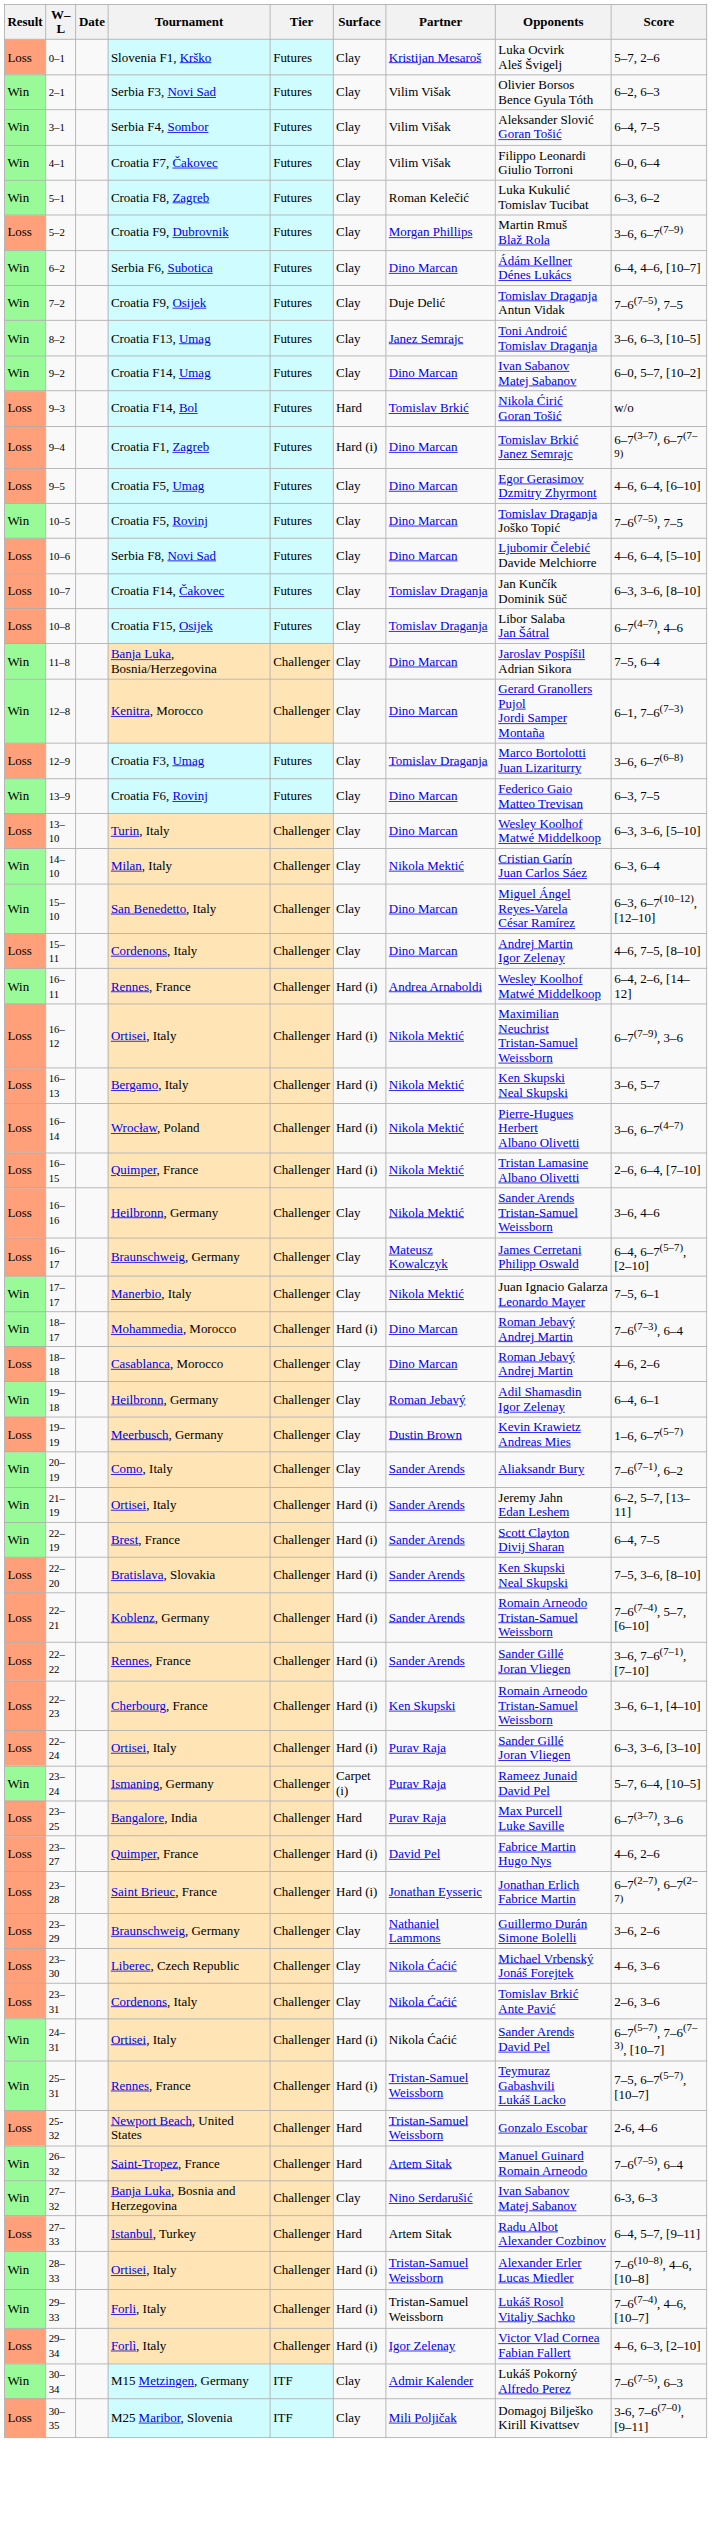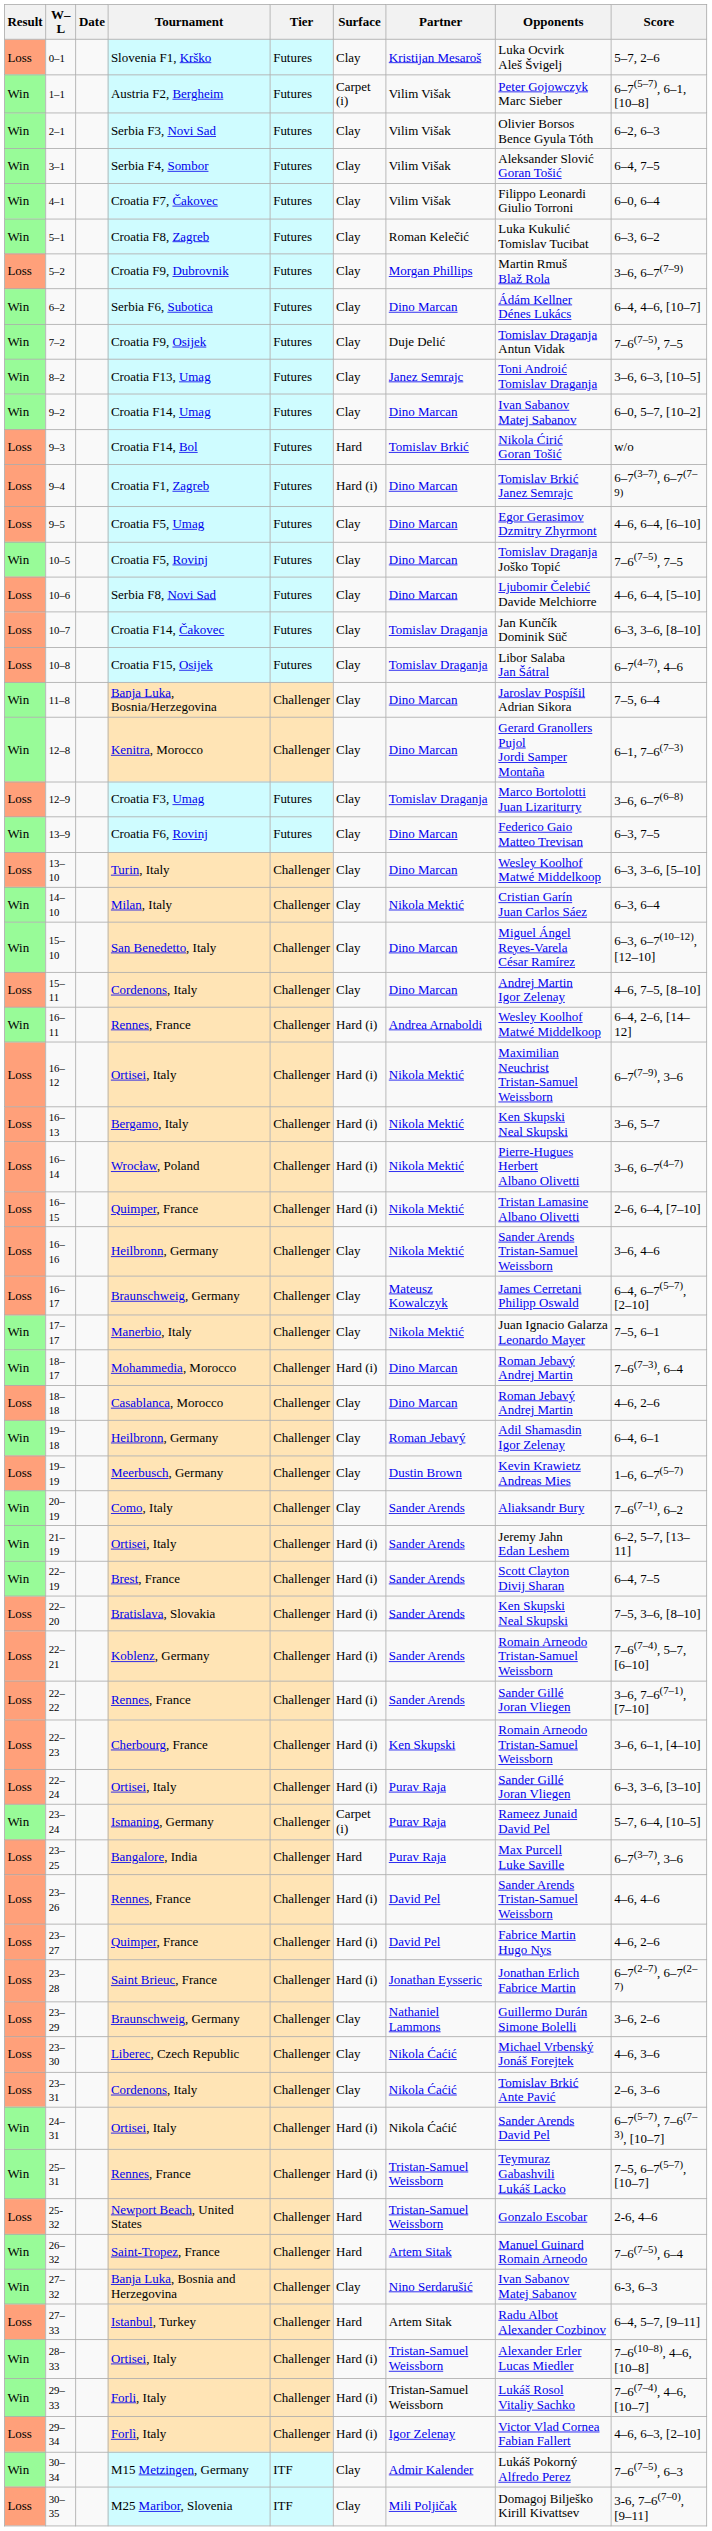+ row: (57, 94)
+ row: (57, 1900)
